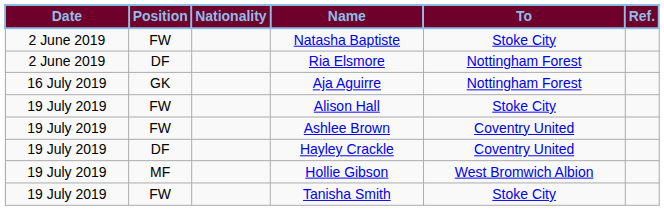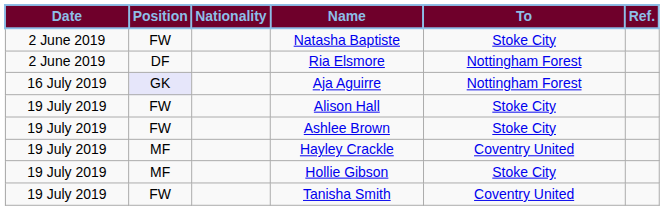(160, 84) no background -> (160, 84) lavender background
(524, 128) Coventry United -> (524, 128) Stoke City
(160, 150) DF -> (160, 150) MF
(524, 172) West Bromwich Albion -> (524, 172) Stoke City
(524, 194) Stoke City -> (524, 194) Coventry United
